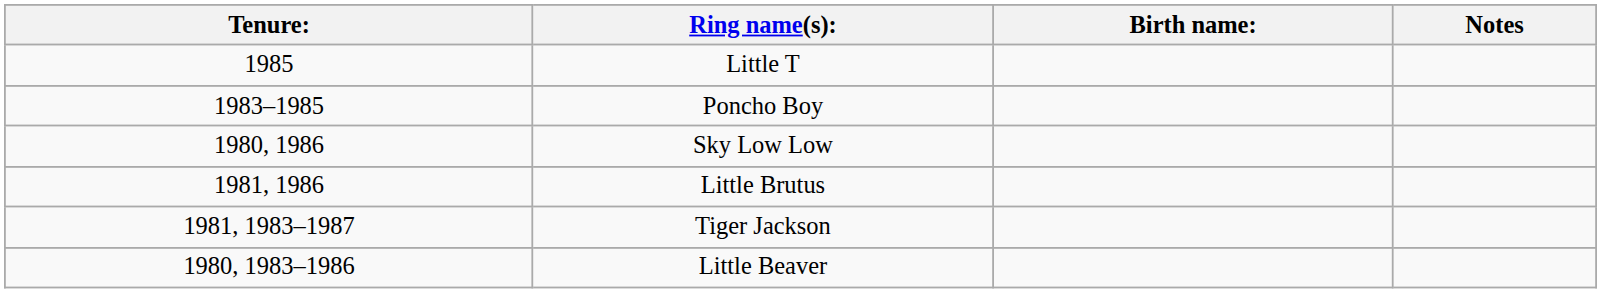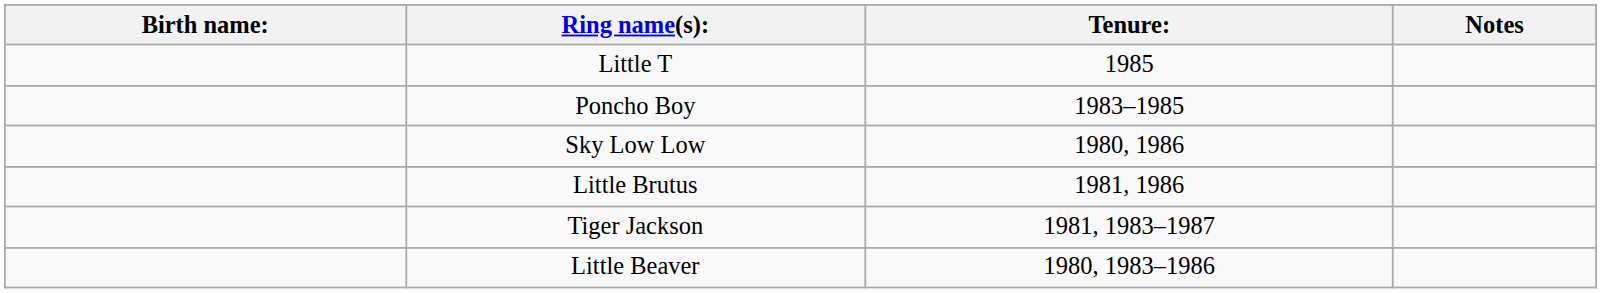columns swapped: (1193, 24) <-> (269, 24)
